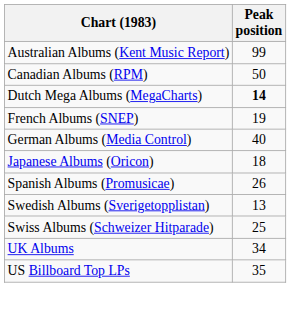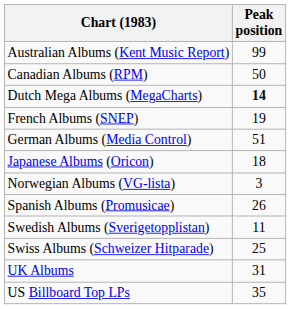(259, 140) 40 -> (259, 140) 51
+ row: (91, 183)
(259, 205) 13 -> (259, 227) 11
(259, 249) 34 -> (259, 270) 31
